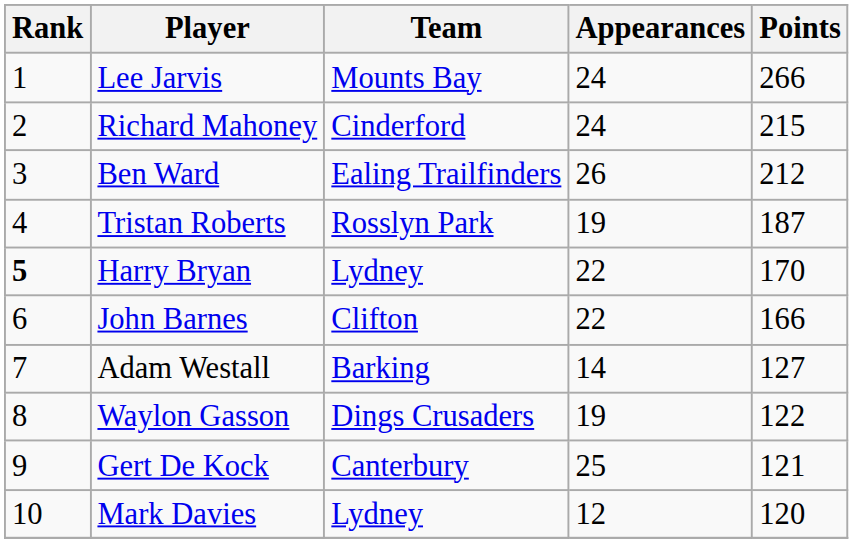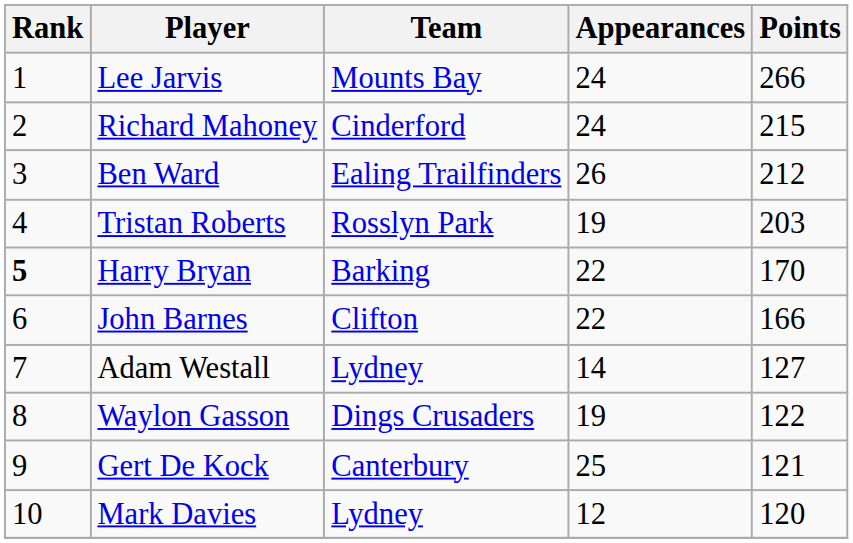(782, 222) 187 -> (782, 222) 203
(377, 271) Lydney -> (381, 271) Barking
(381, 367) Barking -> (377, 367) Lydney
